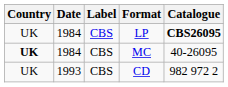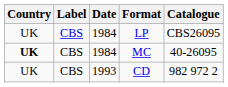columns swapped: (69, 14) <-> (101, 14)
(194, 33) bold -> (193, 33) normal
